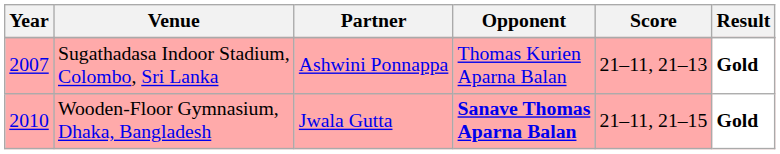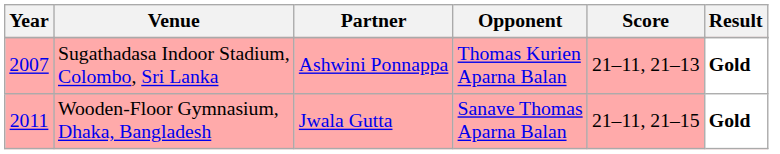(29, 121) 2010 -> (29, 121) 2011
(524, 121) bold -> (520, 121) normal
